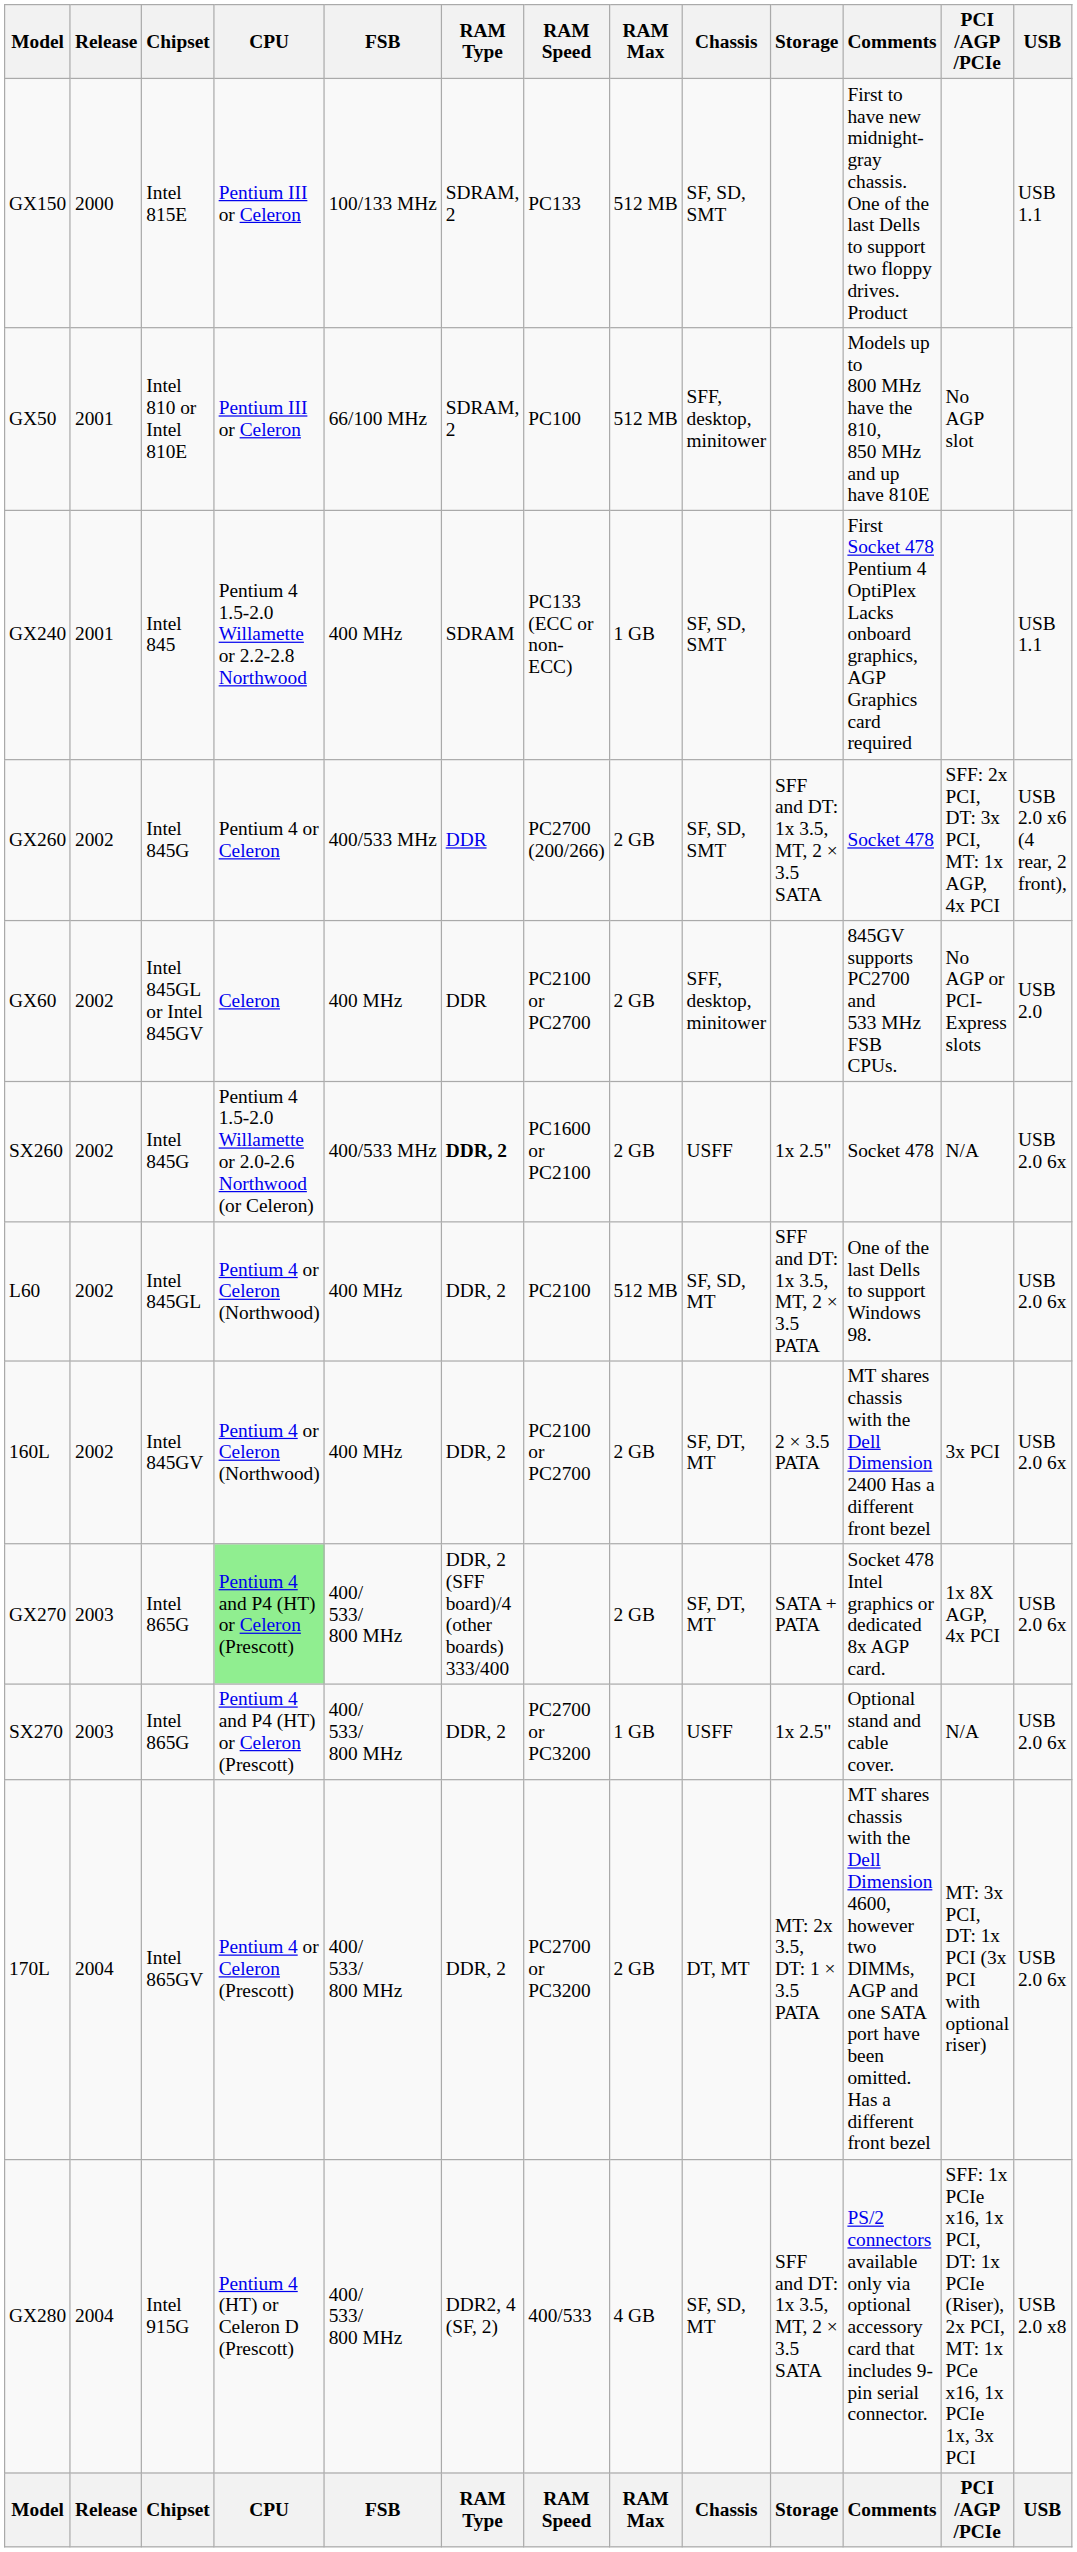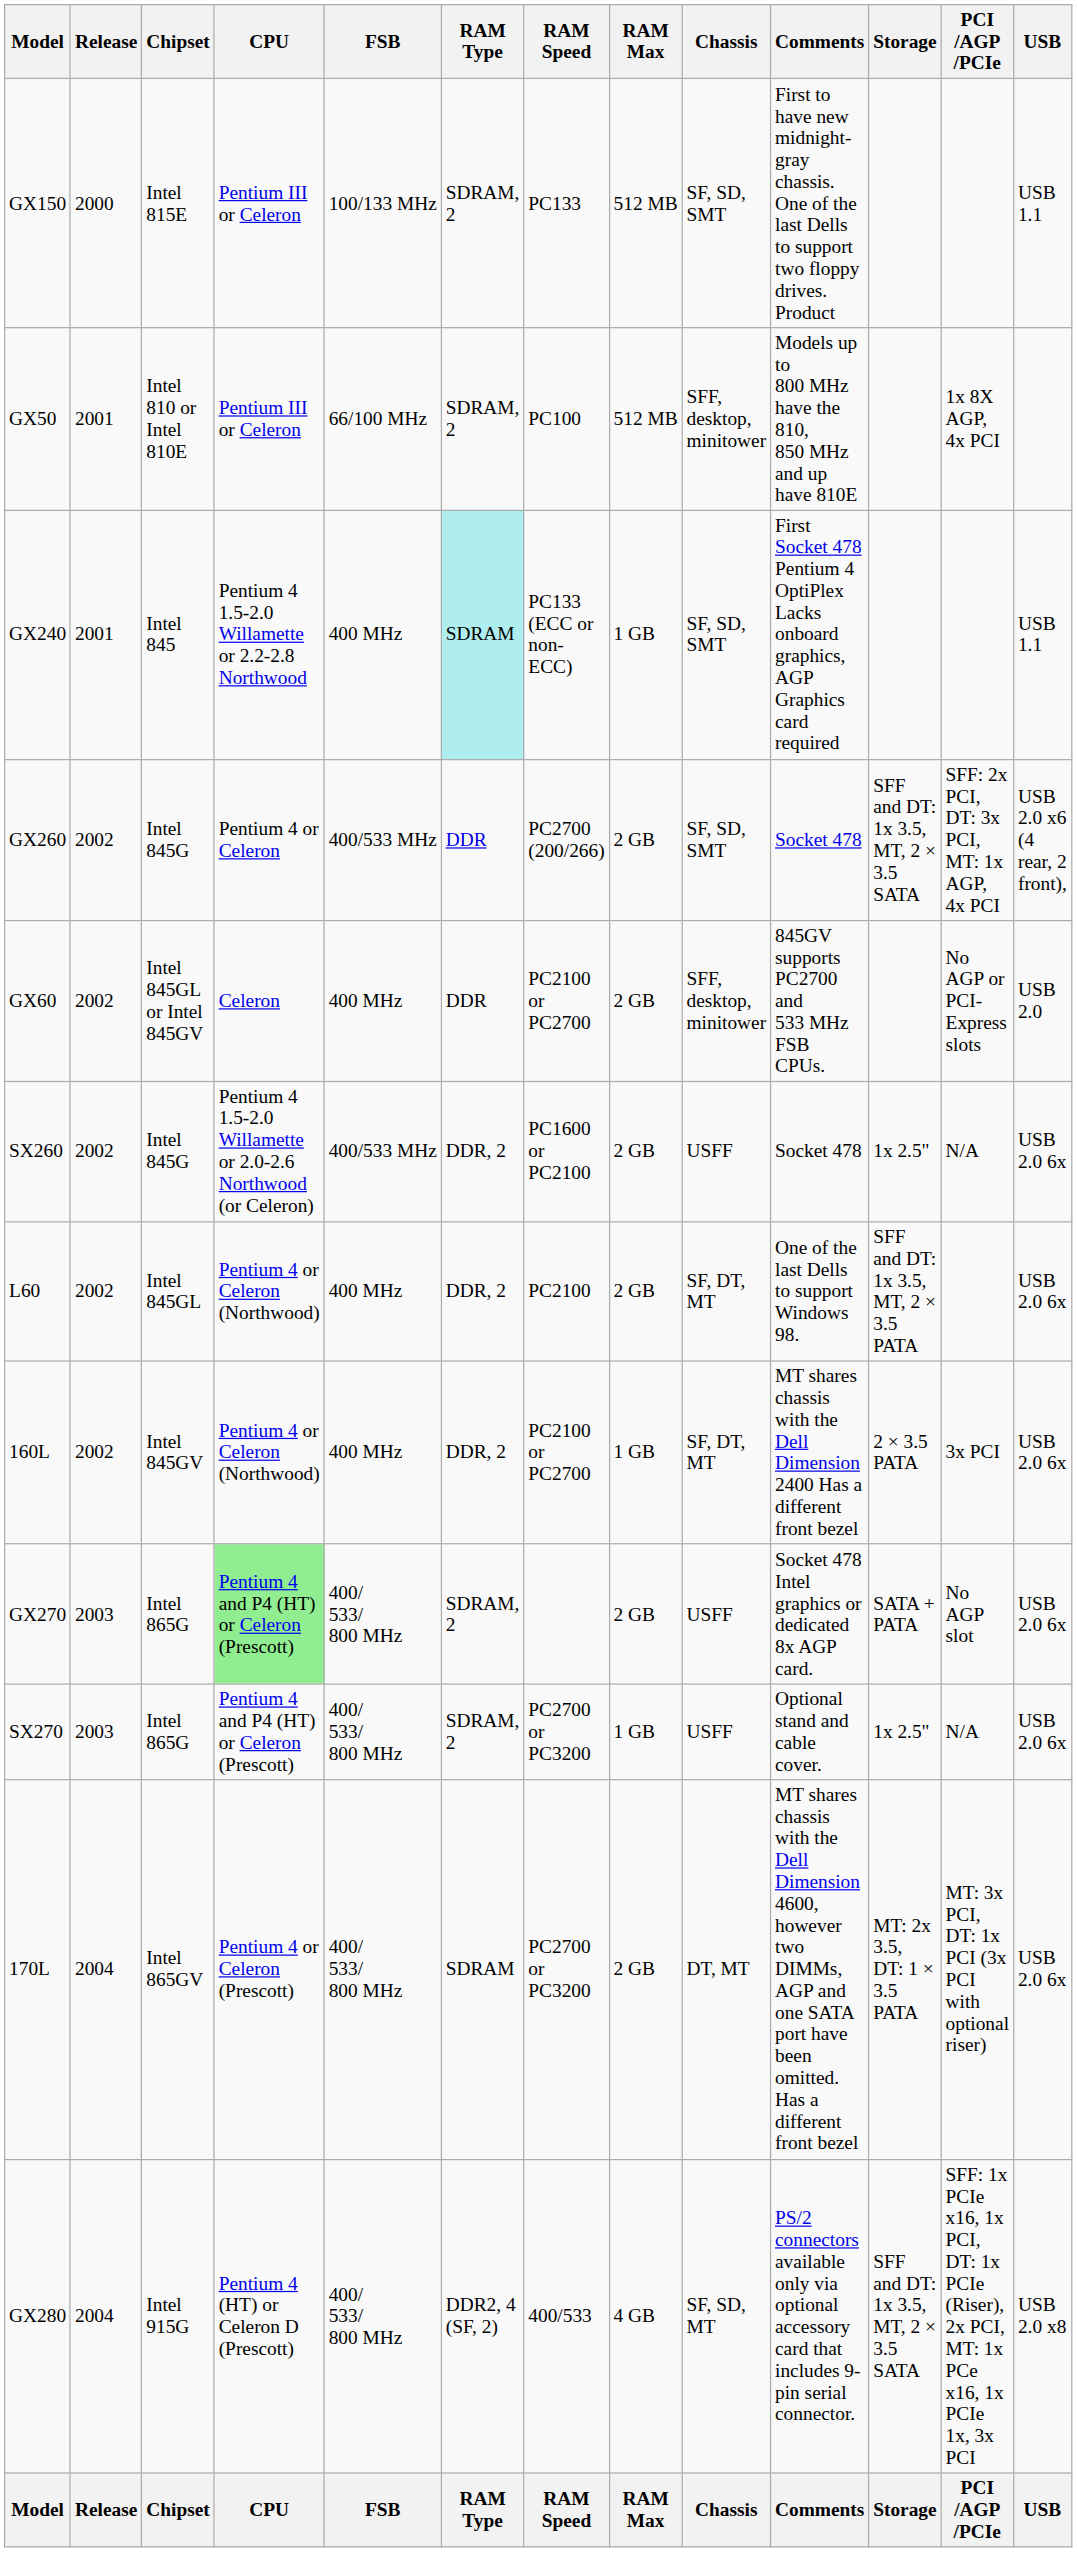columns swapped: (892, 41) <-> (807, 41)
(965, 418) No AGP slot -> (973, 418) 1x 8X AGP, 4x PCI
(480, 634) no background -> (480, 634) paleturquoise background
(476, 1151) bold -> (476, 1151) normal
(646, 1291) 512 MB -> (634, 1291) 2 GB
(716, 1291) SF, SD, MT -> (716, 1291) SF, DT, MT
(634, 1452) 2 GB -> (634, 1452) 1 GB
(478, 1613) DDR, 2 (SFF board)/4 (other boards) 333/400 -> (483, 1613) SDRAM, 2
(716, 1613) SF, DT, MT -> (710, 1613) USFF
(973, 1613) 1x 8X AGP, 4x PCI -> (965, 1613) No AGP slot
(476, 1731) DDR, 2 -> (483, 1731) SDRAM, 2
(476, 1969) DDR, 2 -> (480, 1969) SDRAM
